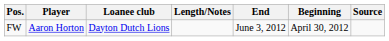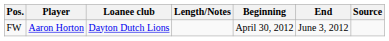columns swapped: (319, 12) <-> (261, 12)
